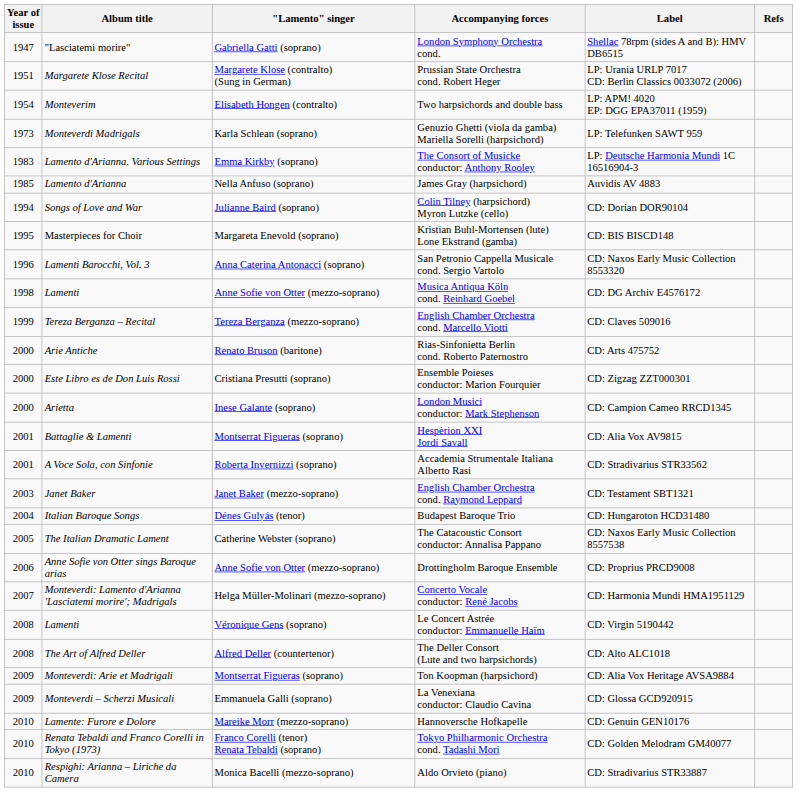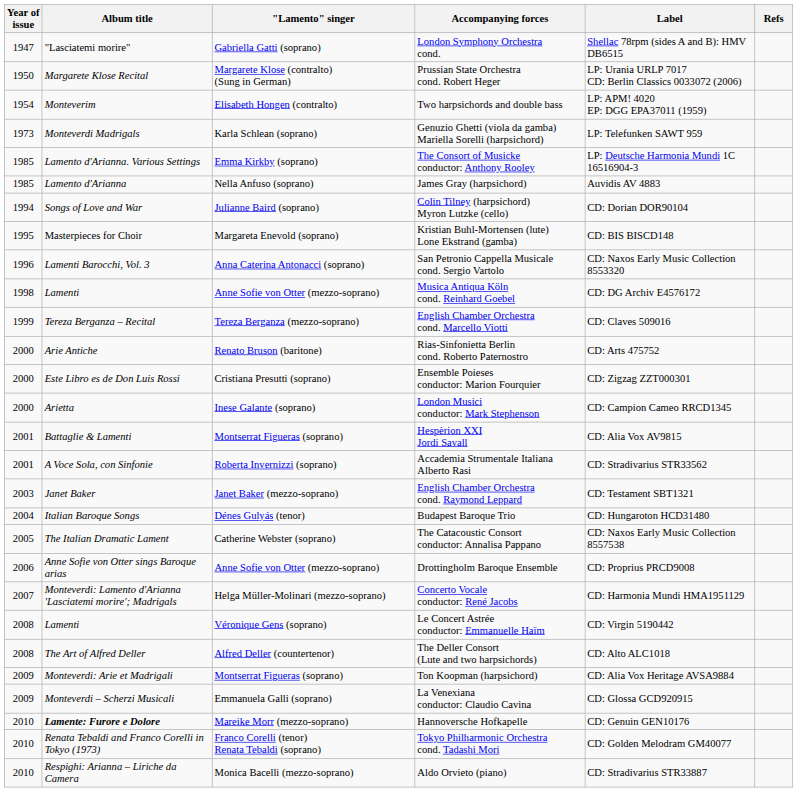(23, 76) 1951 -> (23, 76) 1950
(23, 161) 1983 -> (23, 161) 1985
(100, 721) normal -> (102, 721) bold
